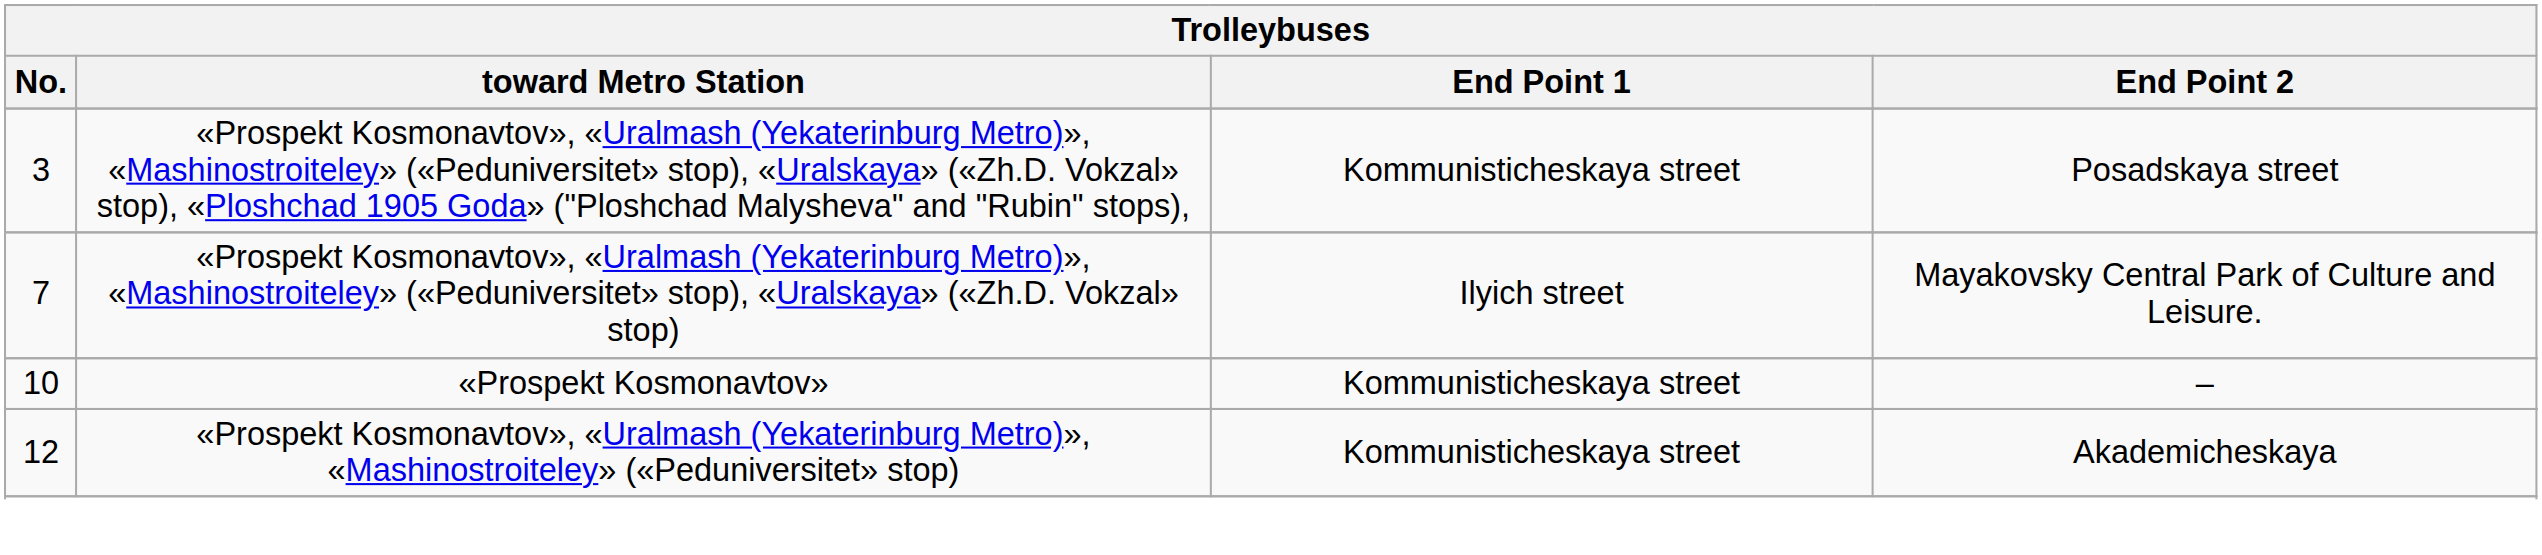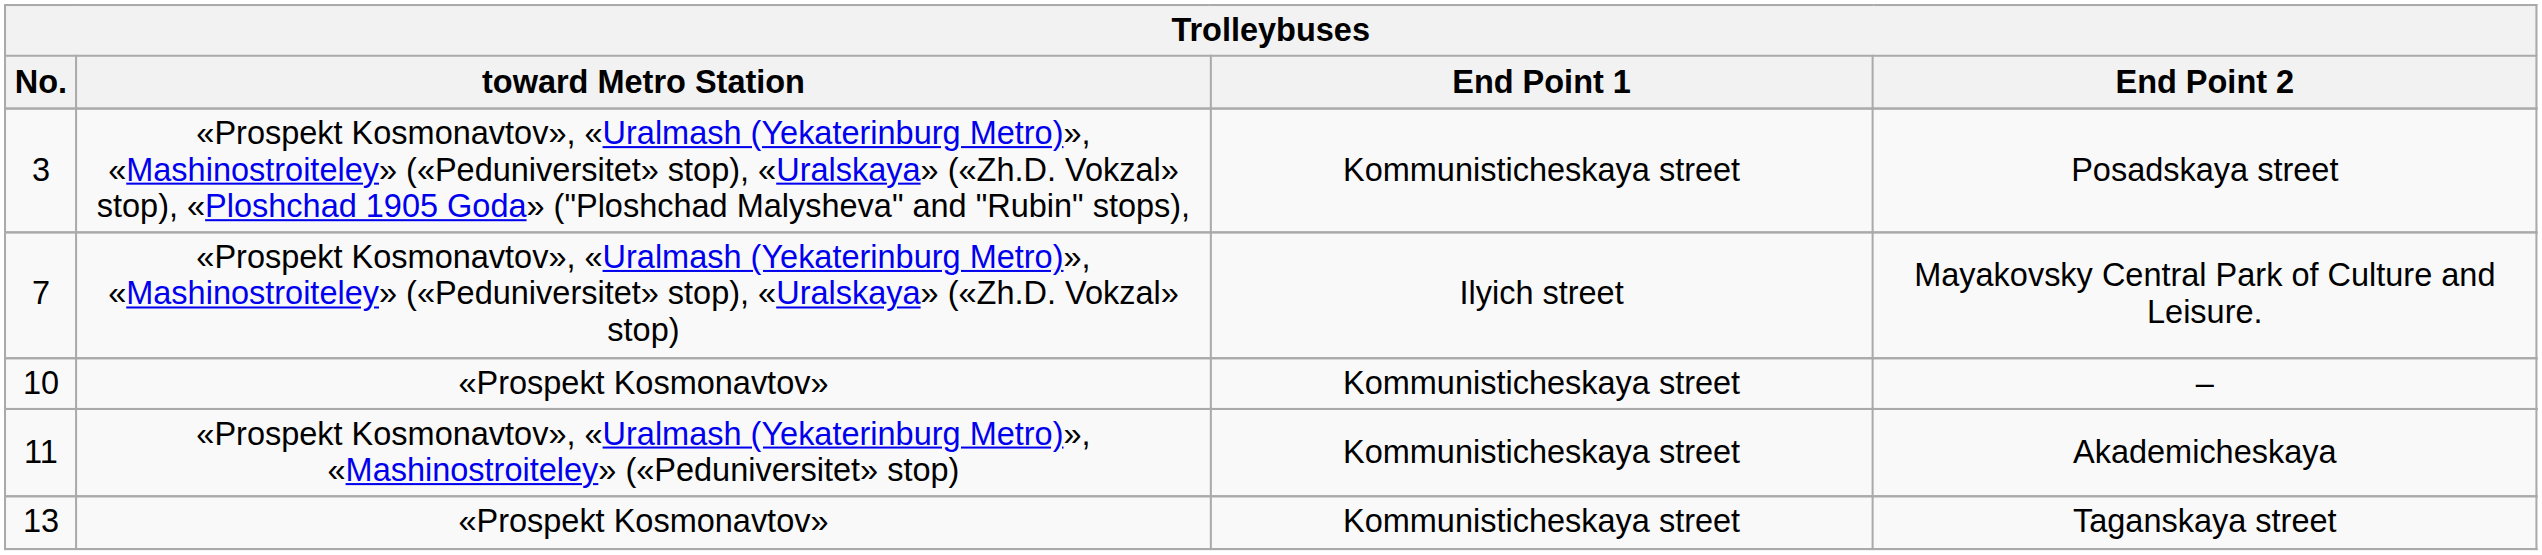(41, 452) 12 -> (41, 452) 11
+ row: (2205, 522)
